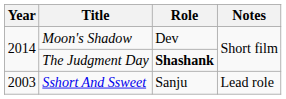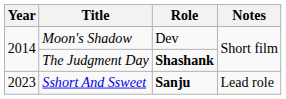(22, 82) 2003 -> (22, 82) 2023
(171, 82) normal -> (173, 82) bold
